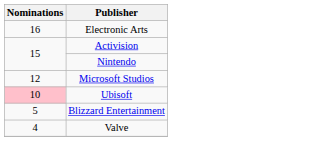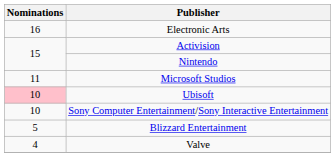(35, 78) 12 -> (35, 78) 11
+ row: (198, 111)
